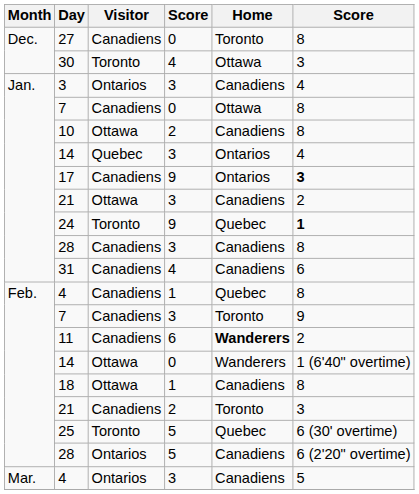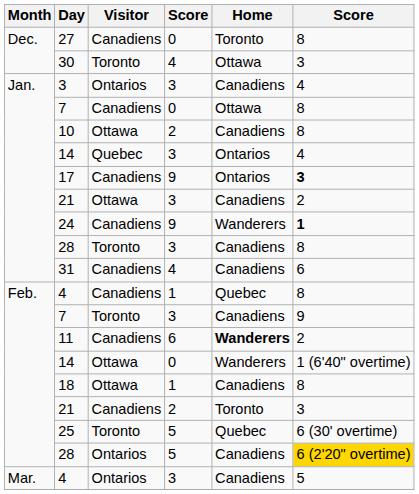(116, 223) Toronto -> (126, 223) Canadiens
(241, 223) Quebec -> (250, 223) Wanderers
(126, 246) Canadiens -> (116, 246) Toronto
(126, 316) Canadiens -> (116, 316) Toronto
(239, 316) Toronto -> (250, 316) Canadiens
(354, 454) no background -> (354, 454) gold background
